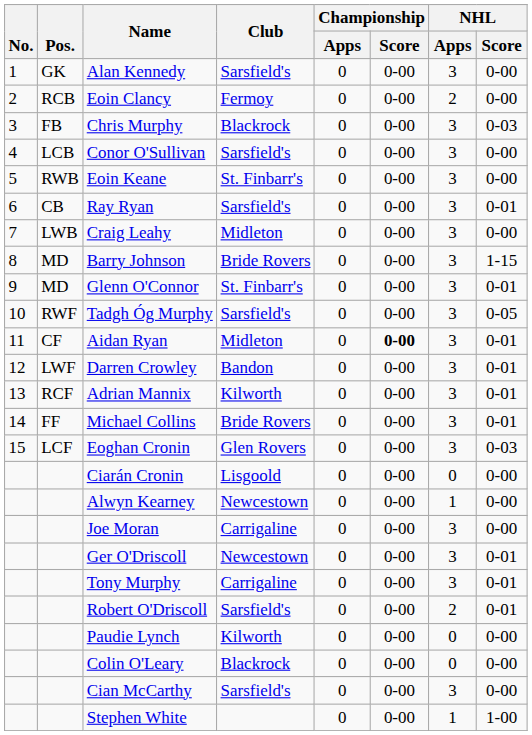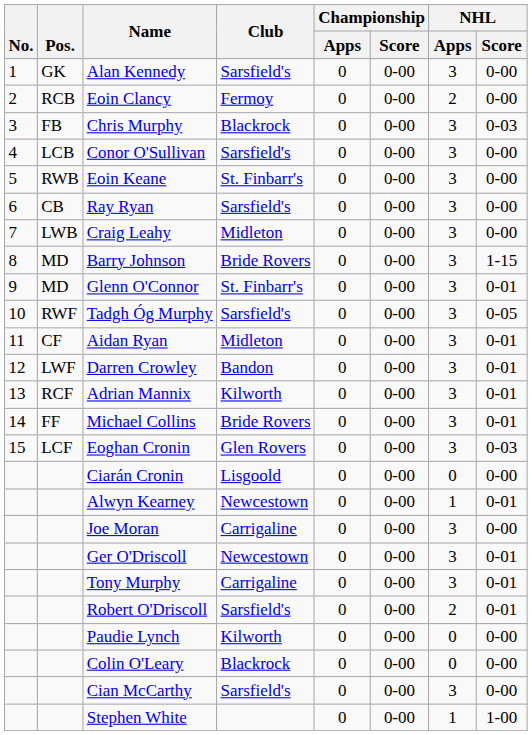(502, 206) 0-01 -> (502, 206) 0-00
(399, 340) bold -> (399, 340) normal
(502, 502) 0-00 -> (502, 502) 0-01
